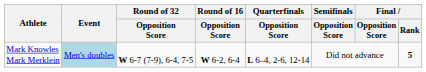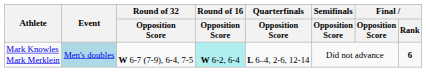(220, 60) no background -> (220, 60) paleturquoise background
(410, 55) 5 -> (410, 55) 6
